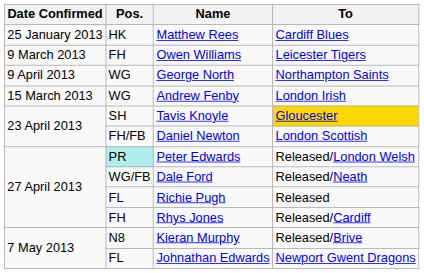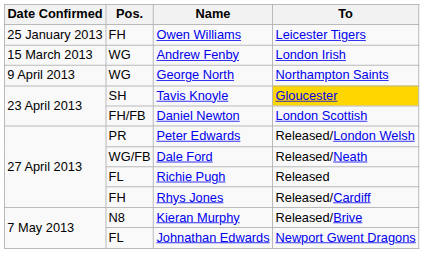- row: (197, 34)
(46, 55) 9 March 2013 -> (55, 34) 25 January 2013
rows swapped: (198, 95) <-> (195, 75)
(118, 156) paleturquoise background -> (118, 136) no background
